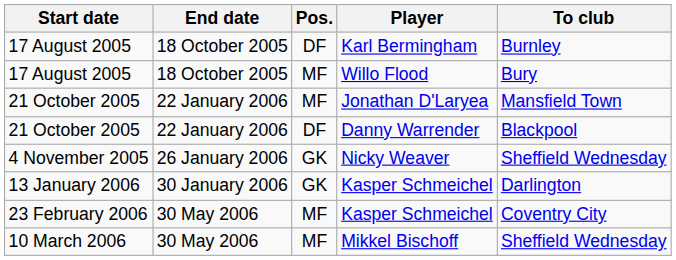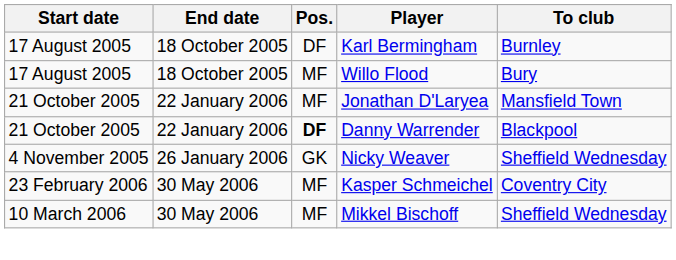(314, 130) normal -> (314, 130) bold
- row: (74, 185)
